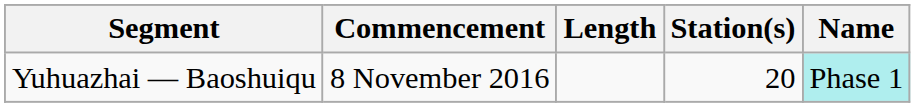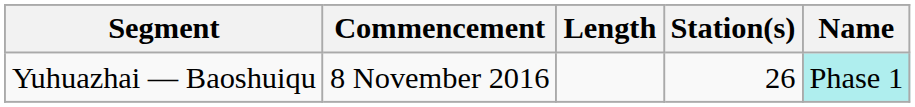(780, 76) 20 -> (780, 76) 26
